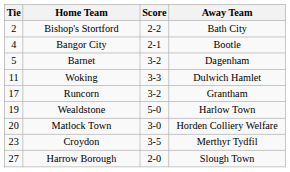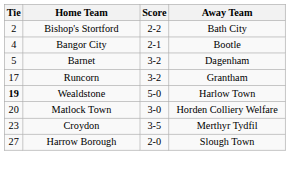- row: (81, 77)
(14, 110) normal -> (14, 93) bold
